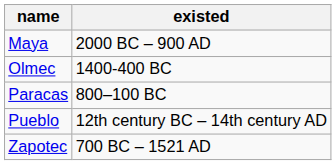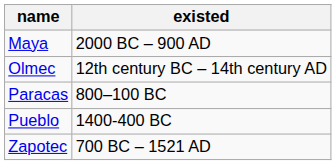(124, 69) 1400-400 BC -> (201, 69) 12th century BC – 14th century AD
(201, 120) 12th century BC – 14th century AD -> (124, 120) 1400-400 BC
